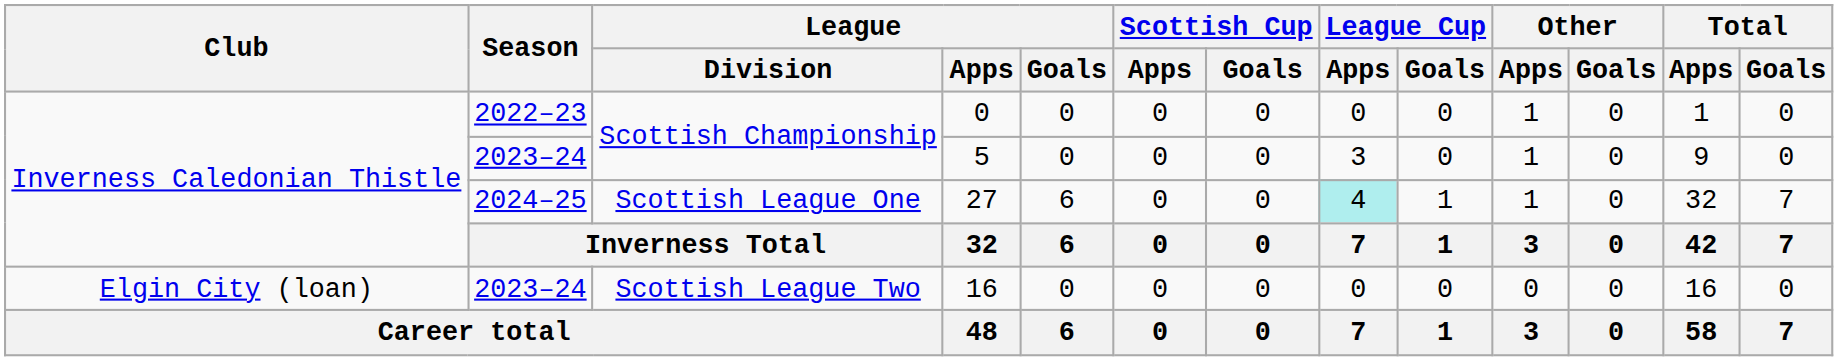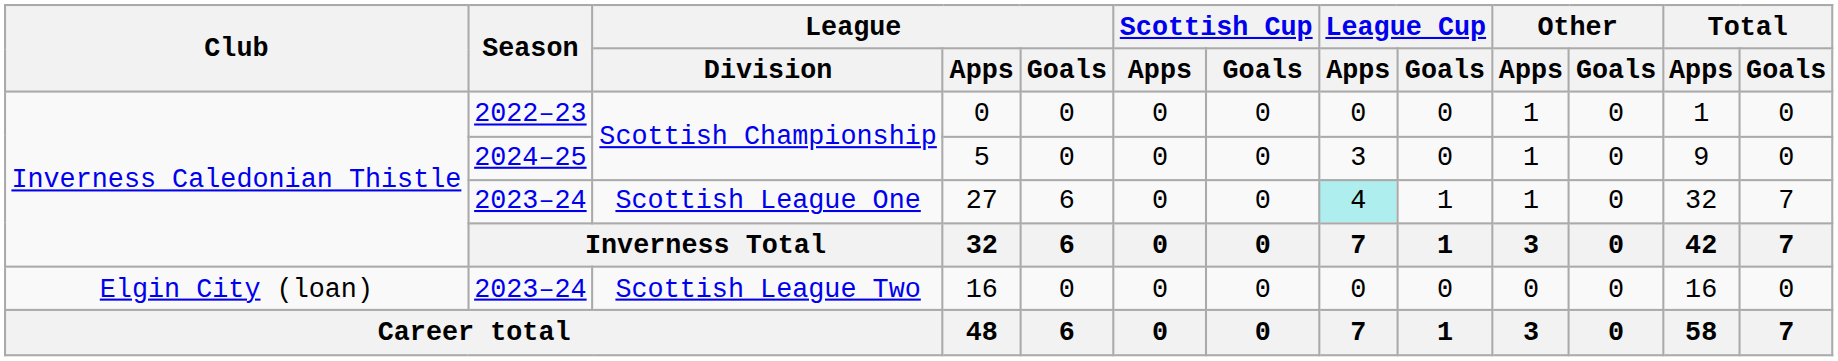(530, 158) 2023–24 -> (530, 158) 2024–25
(530, 201) 2024–25 -> (530, 201) 2023–24
